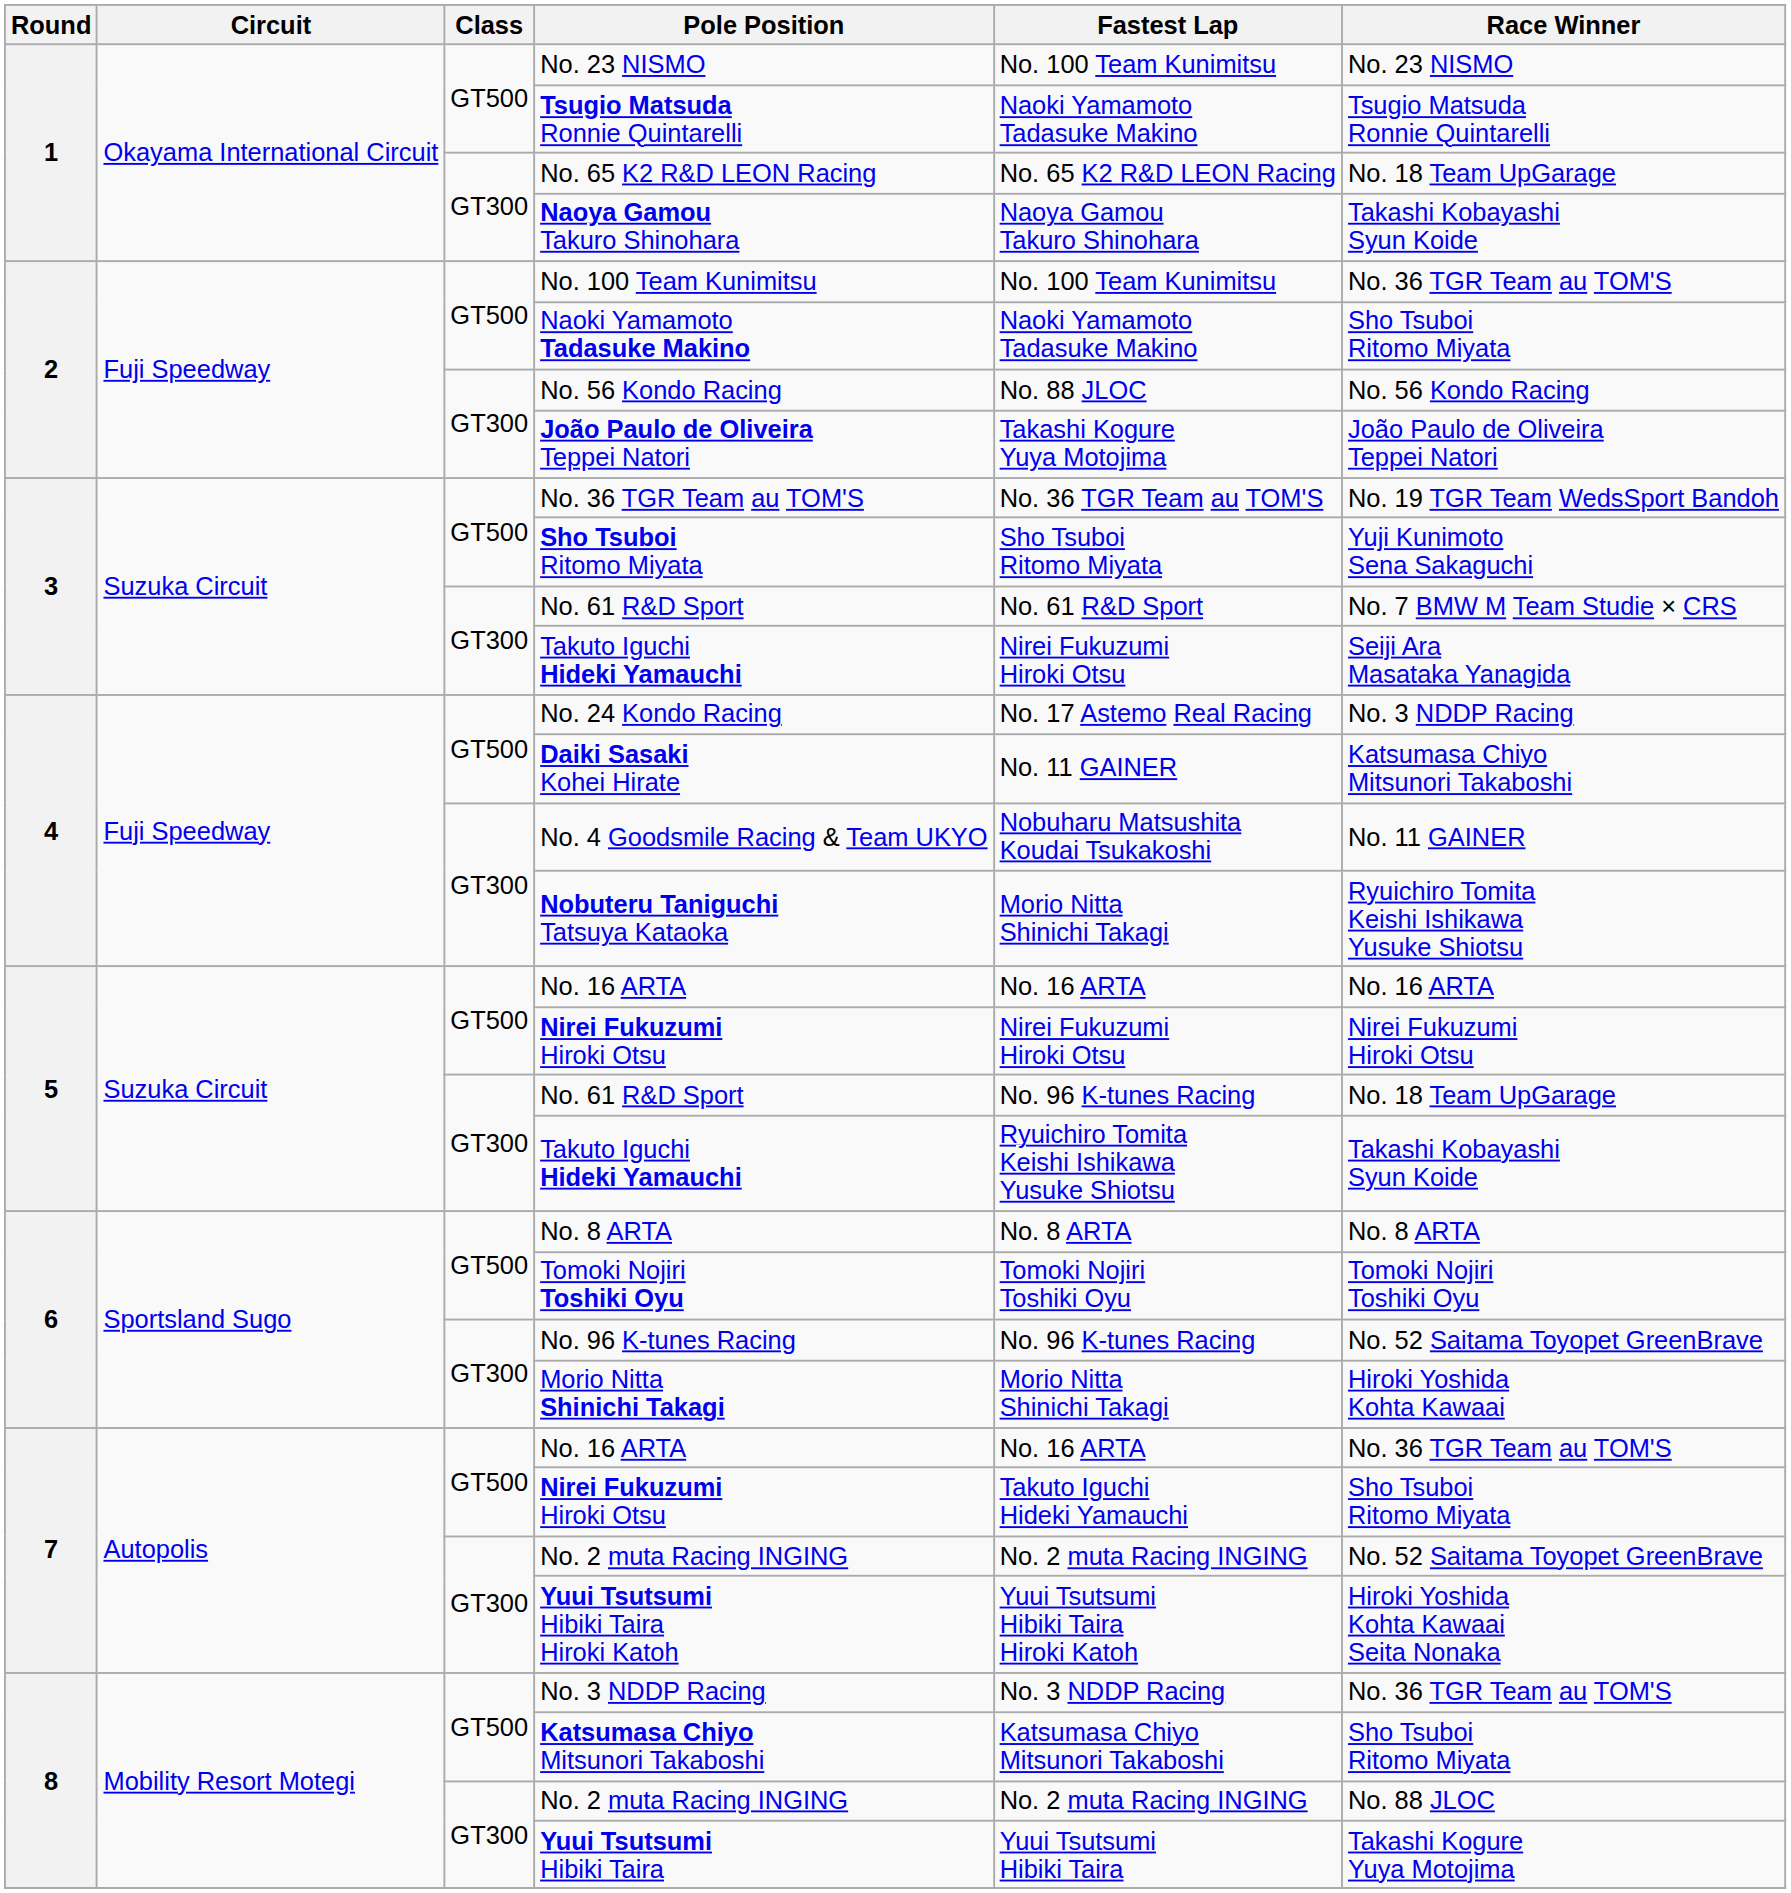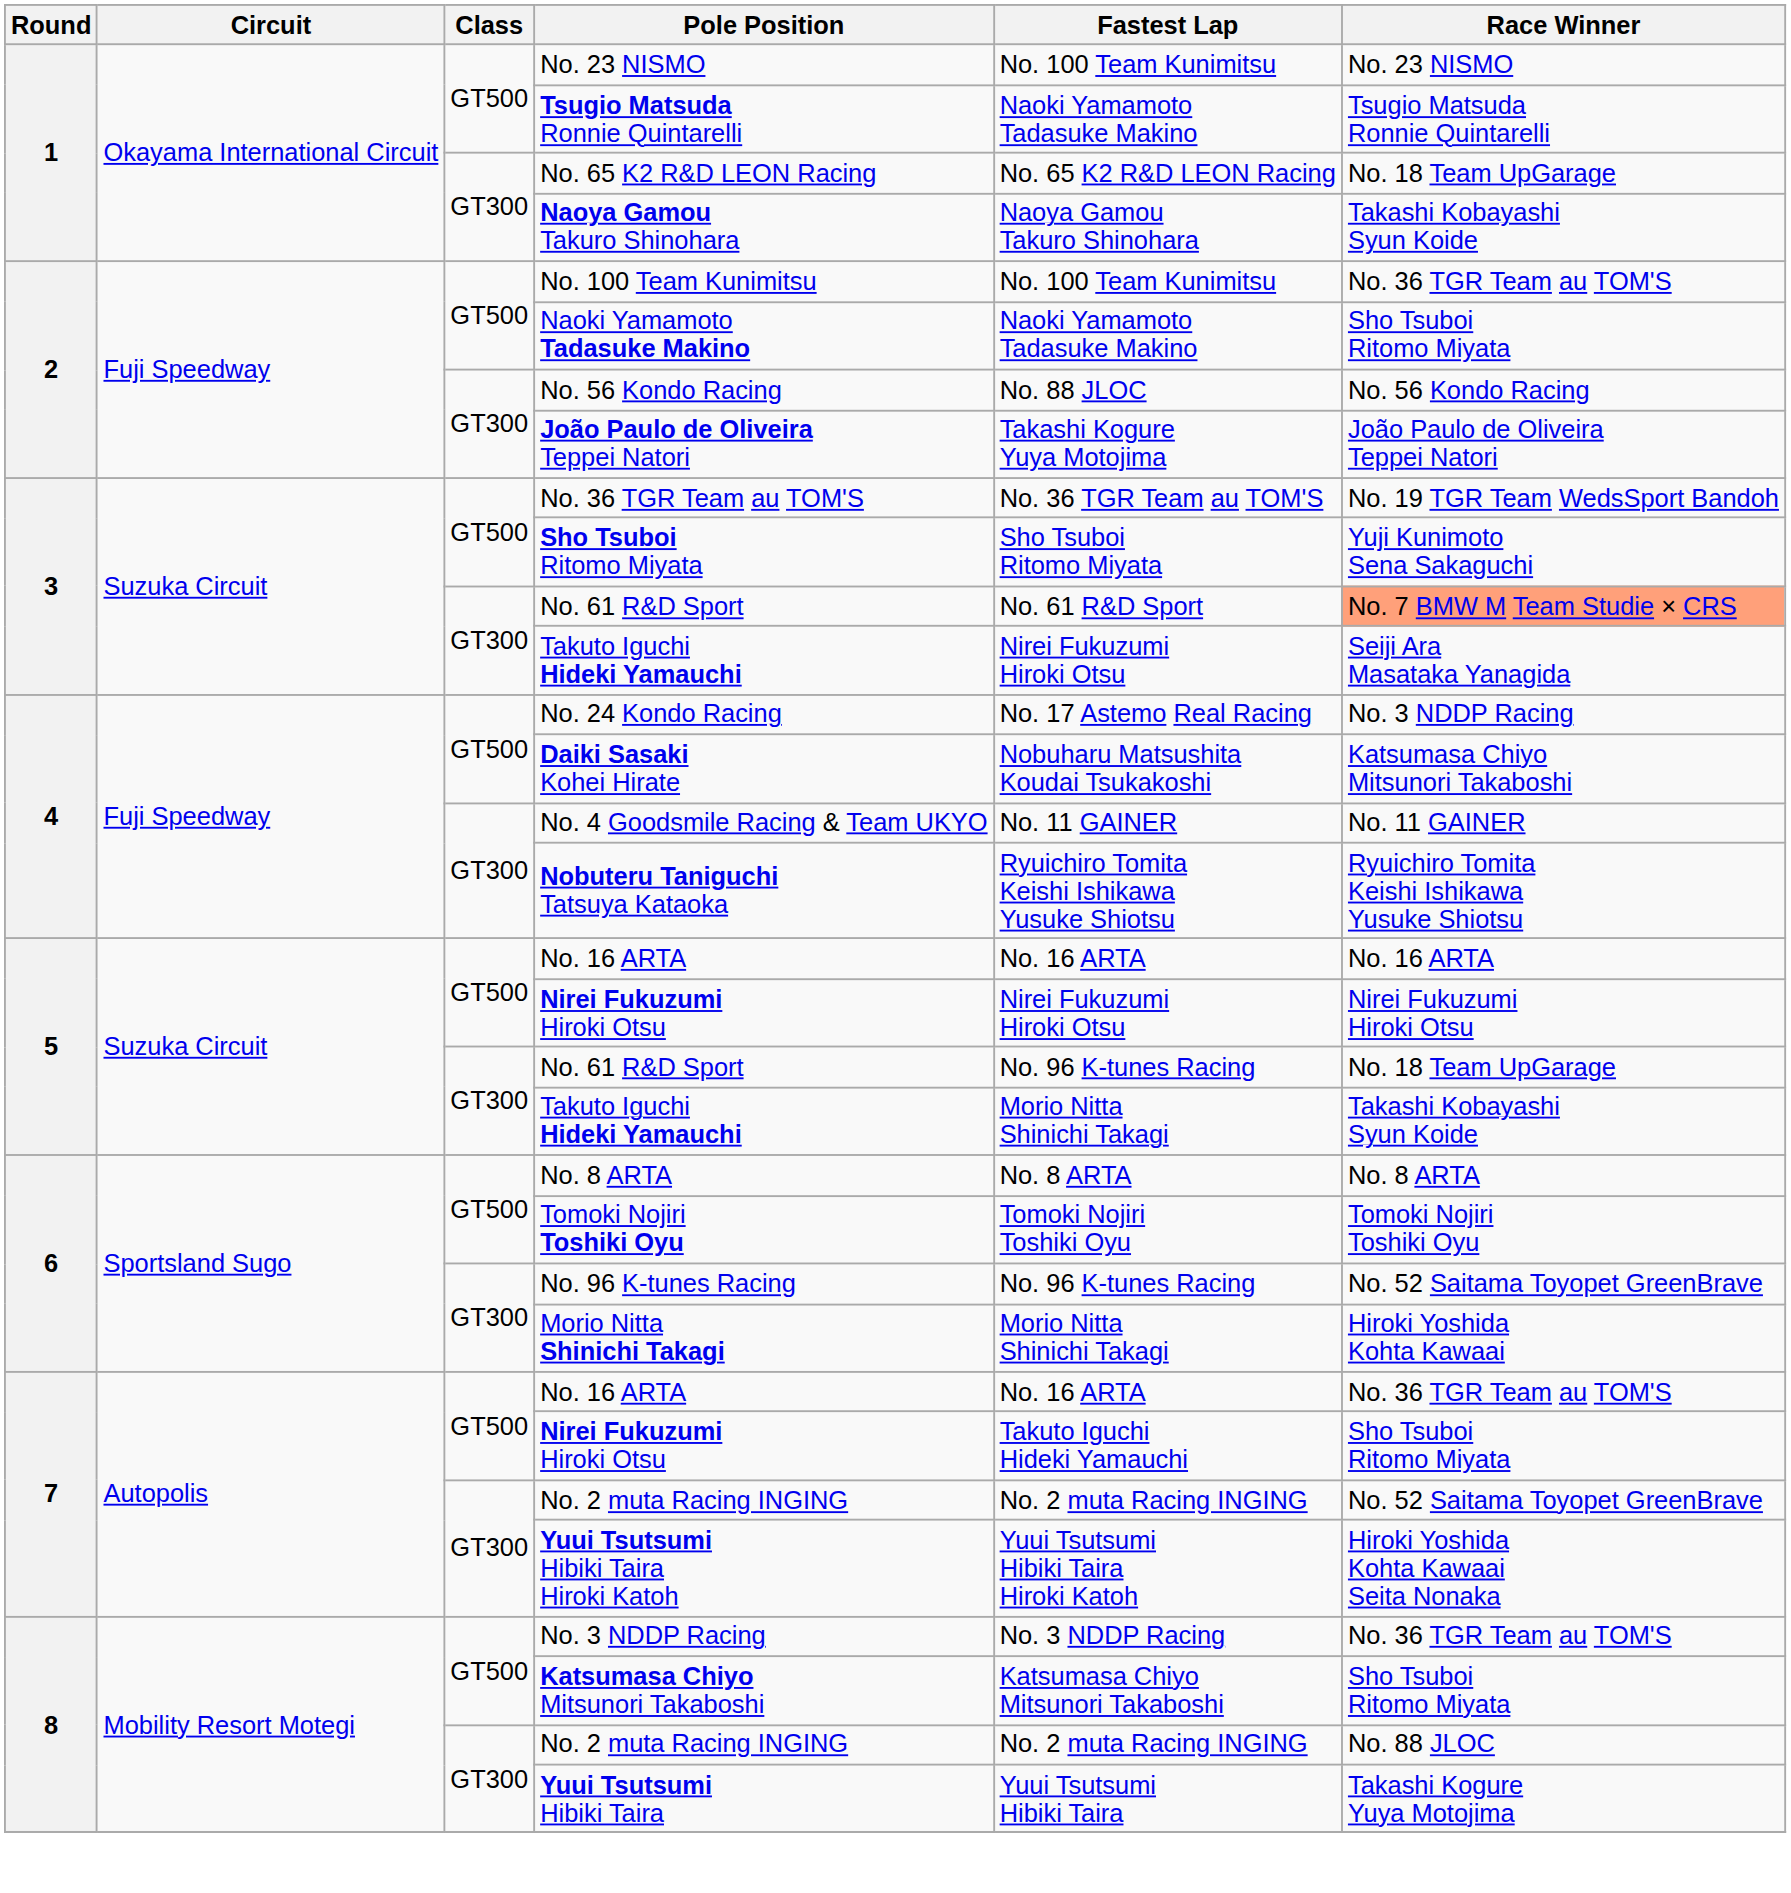(1542, 606) no background -> (1542, 606) lightsalmon background
(1088, 768) No. 11 GAINER -> (1120, 768) Nobuharu Matsushita Koudai Tsukakoshi
(1120, 836) Nobuharu Matsushita Koudai Tsukakoshi -> (1088, 822) No. 11 GAINER
(1084, 918) Morio Nitta Shinichi Takagi -> (1093, 890) Ryuichiro Tomita Keishi Ishikawa Yusuke Shiotsu
(1093, 1163) Ryuichiro Tomita Keishi Ishikawa Yusuke Shiotsu -> (1084, 1121) Morio Nitta Shinichi Takagi
